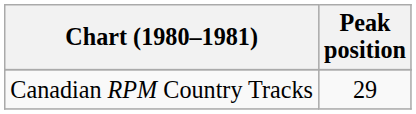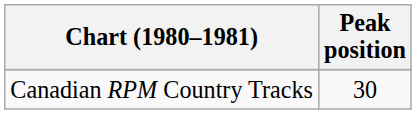(365, 89) 29 -> (365, 89) 30
